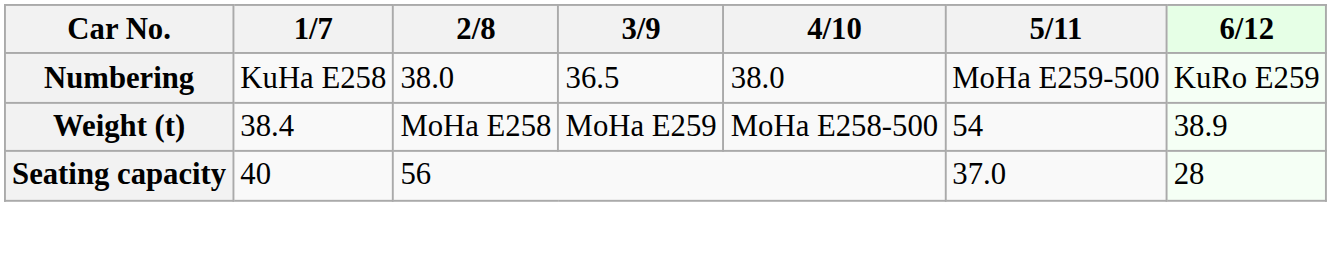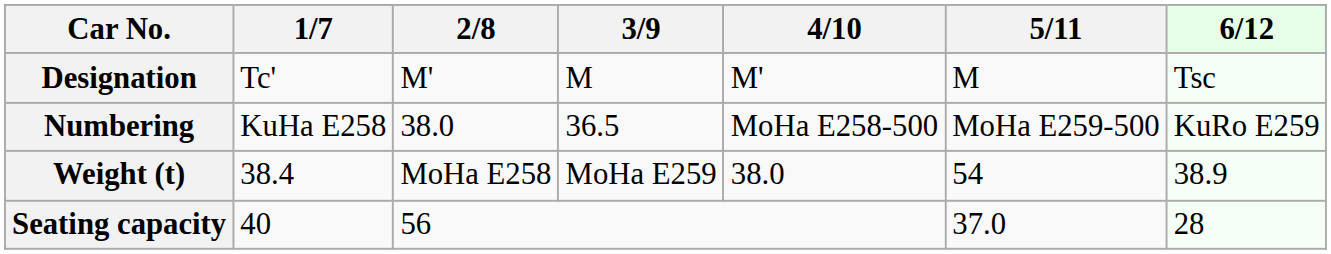+ row: (119, 77)
(758, 77) 38.0 -> (834, 126) MoHa E258-500
(834, 126) MoHa E258-500 -> (758, 175) 38.0
